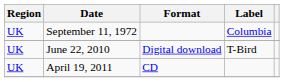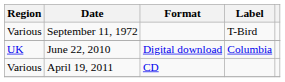(15, 31) UK -> (24, 31) Various
(249, 31) Columbia -> (242, 31) T-Bird
(242, 49) T-Bird -> (250, 49) Columbia
(15, 67) UK -> (24, 67) Various
